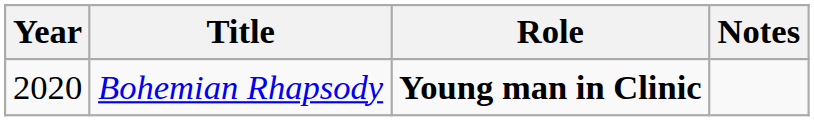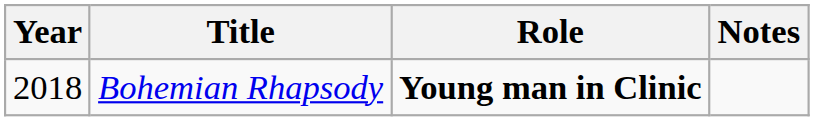(48, 86) 2020 -> (48, 86) 2018
